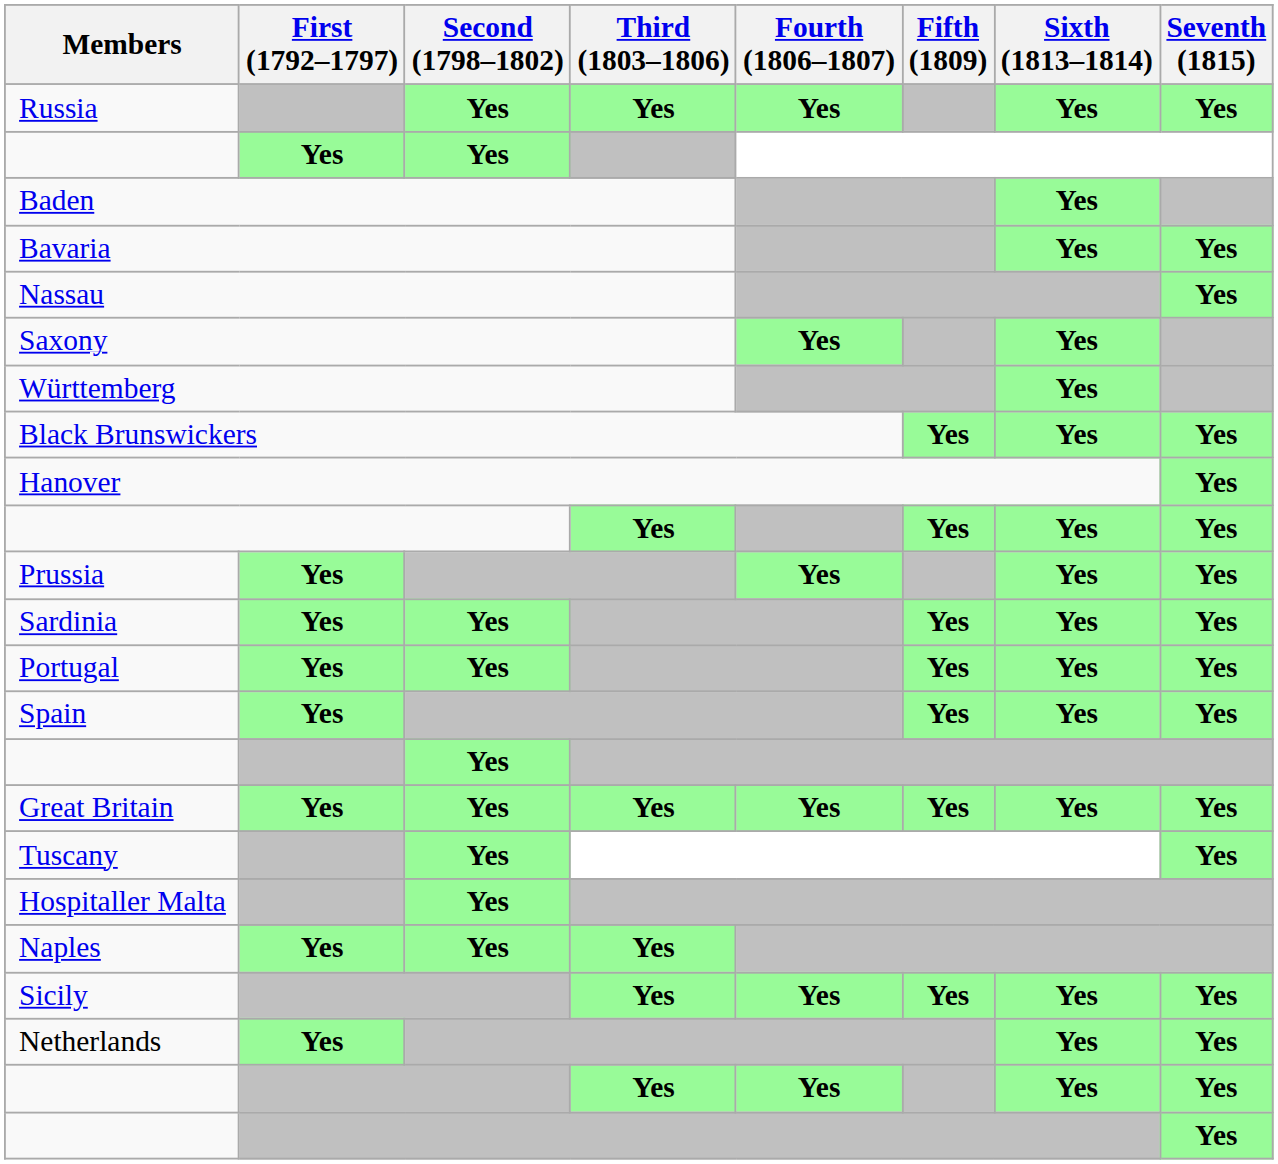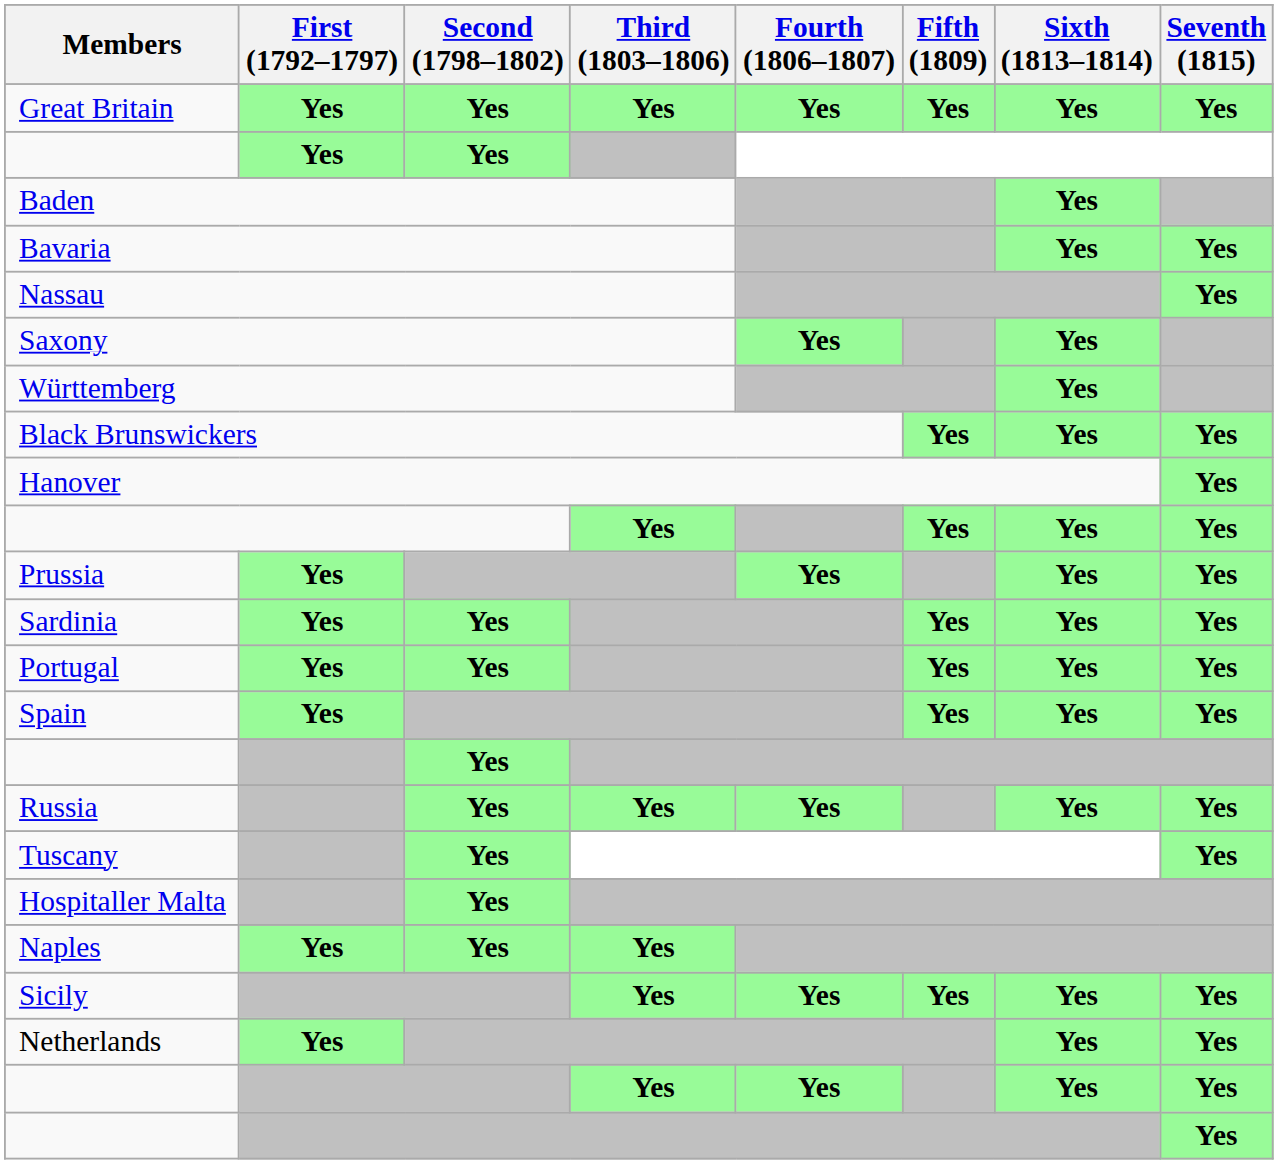rows swapped: (93, 808) <-> (55, 107)
